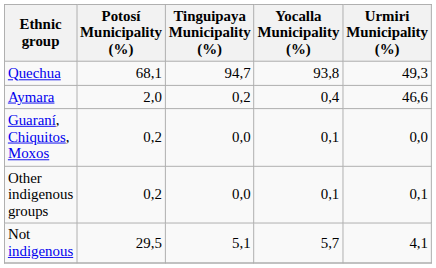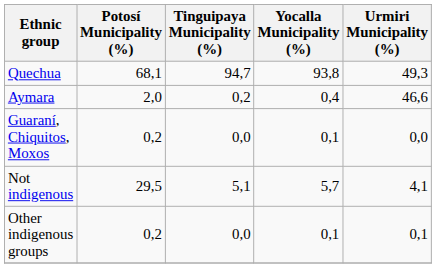rows swapped: (41, 243) <-> (41, 194)
